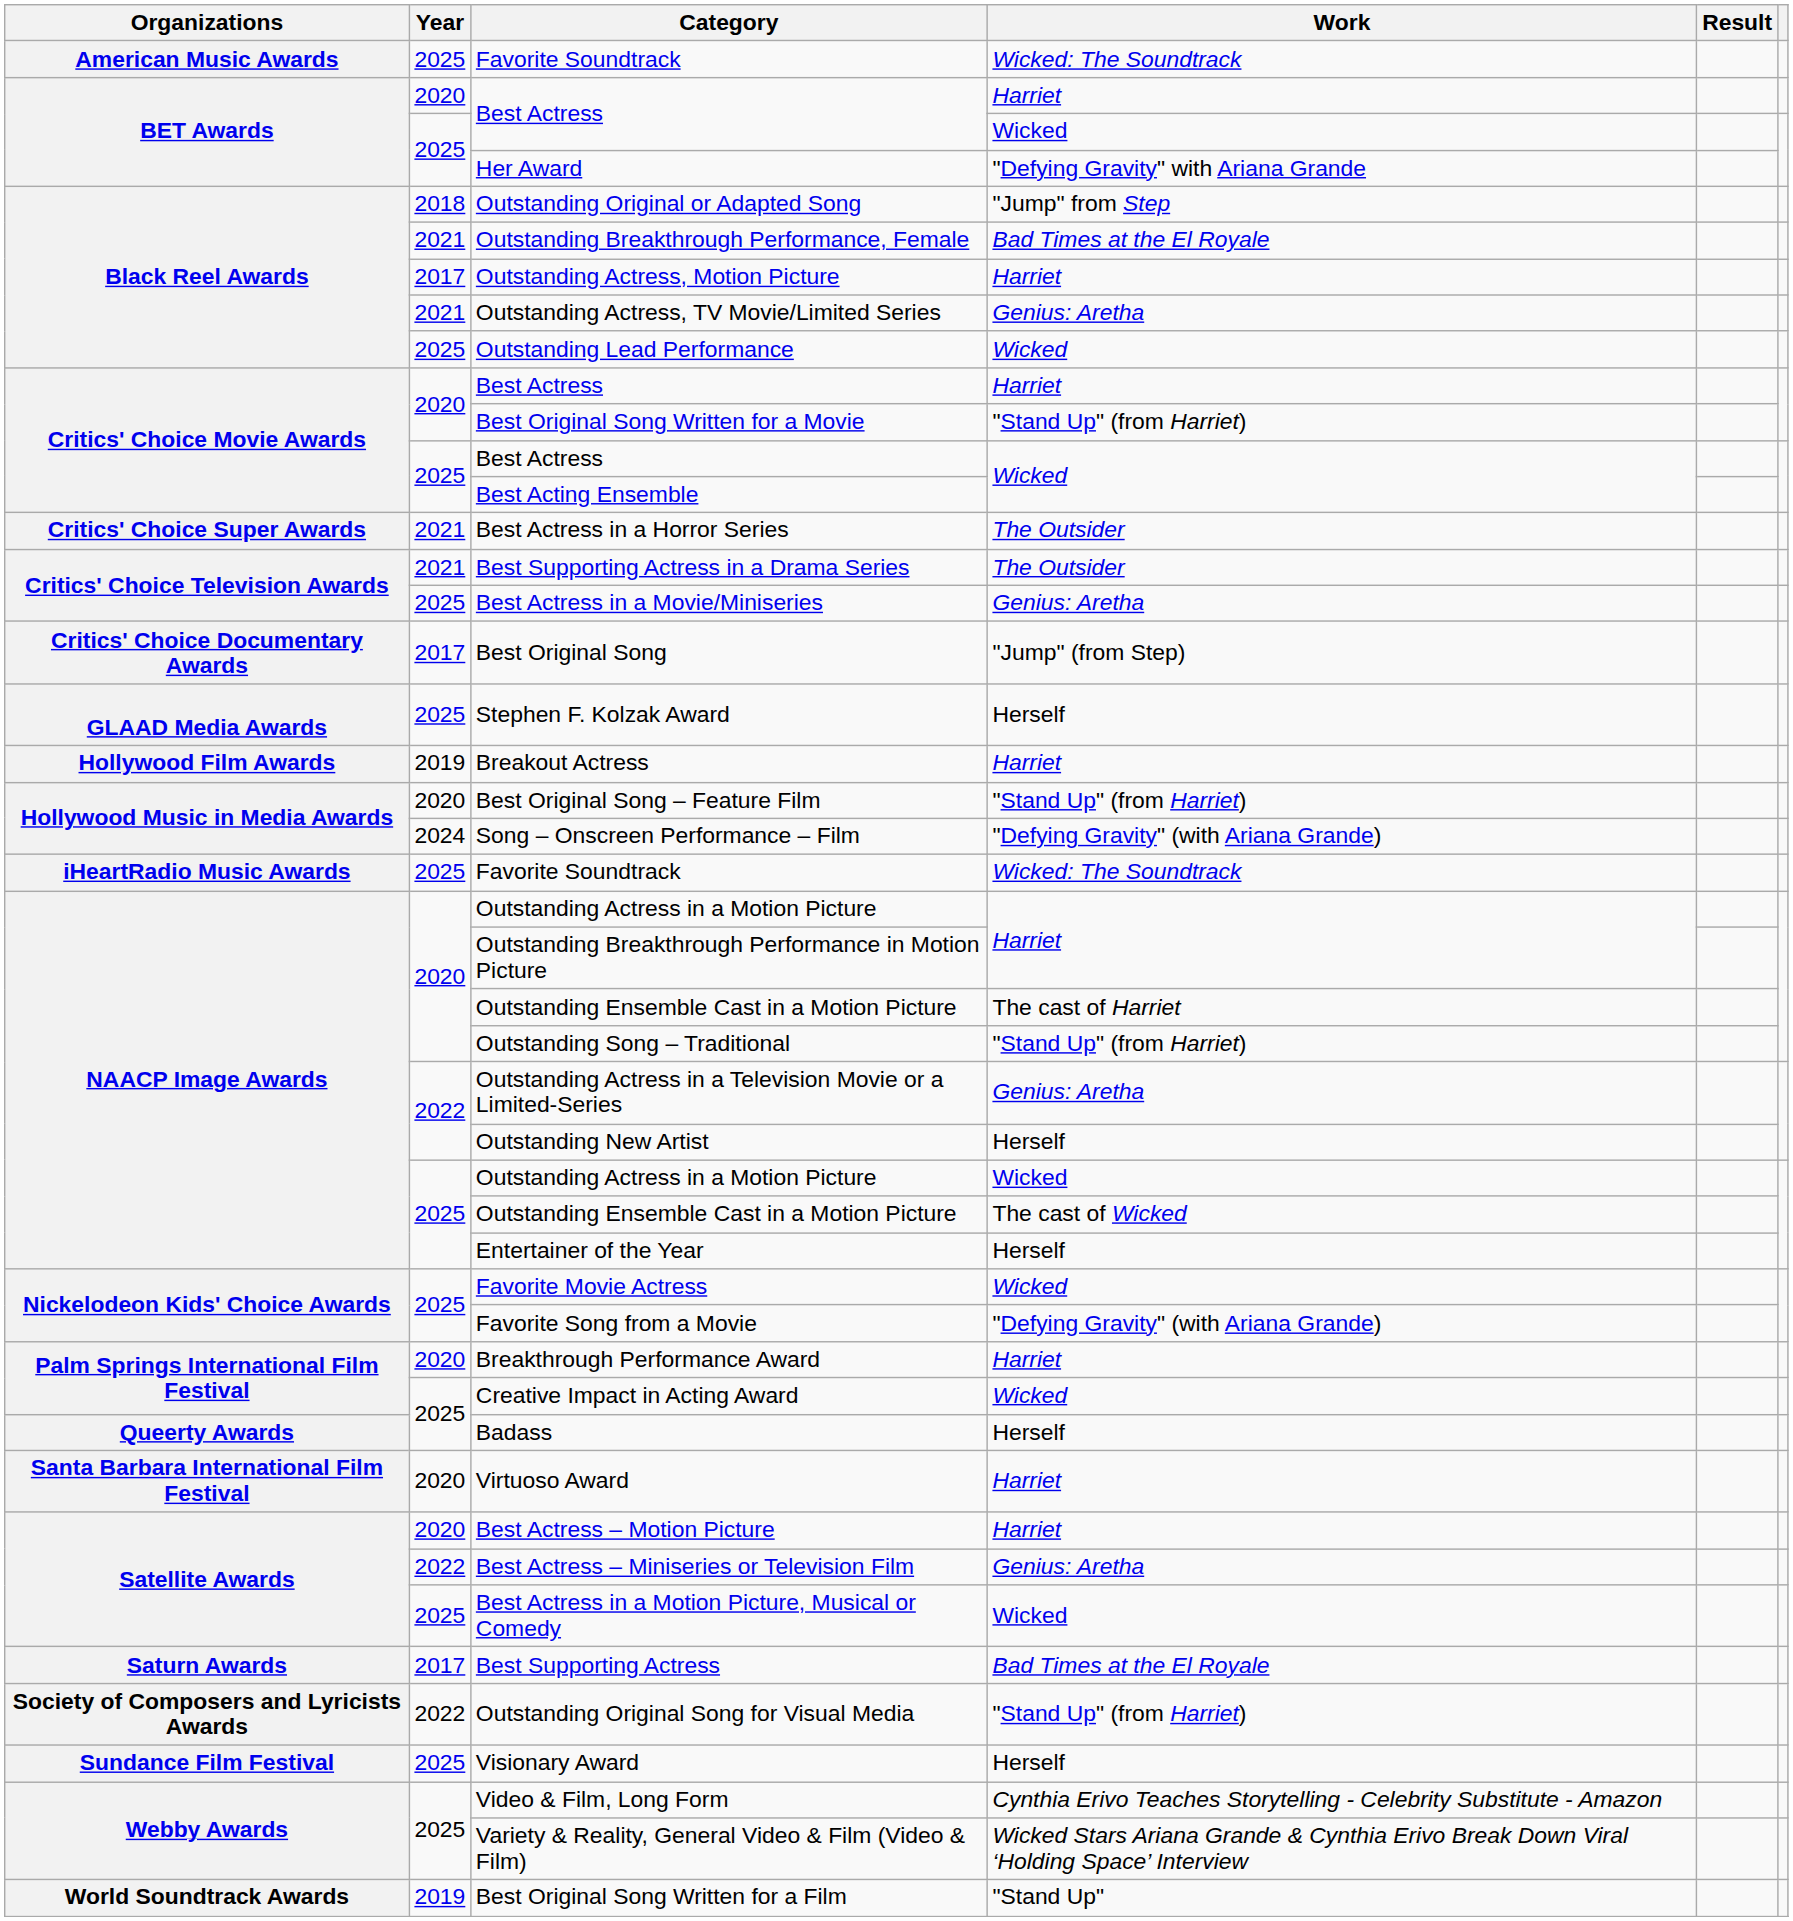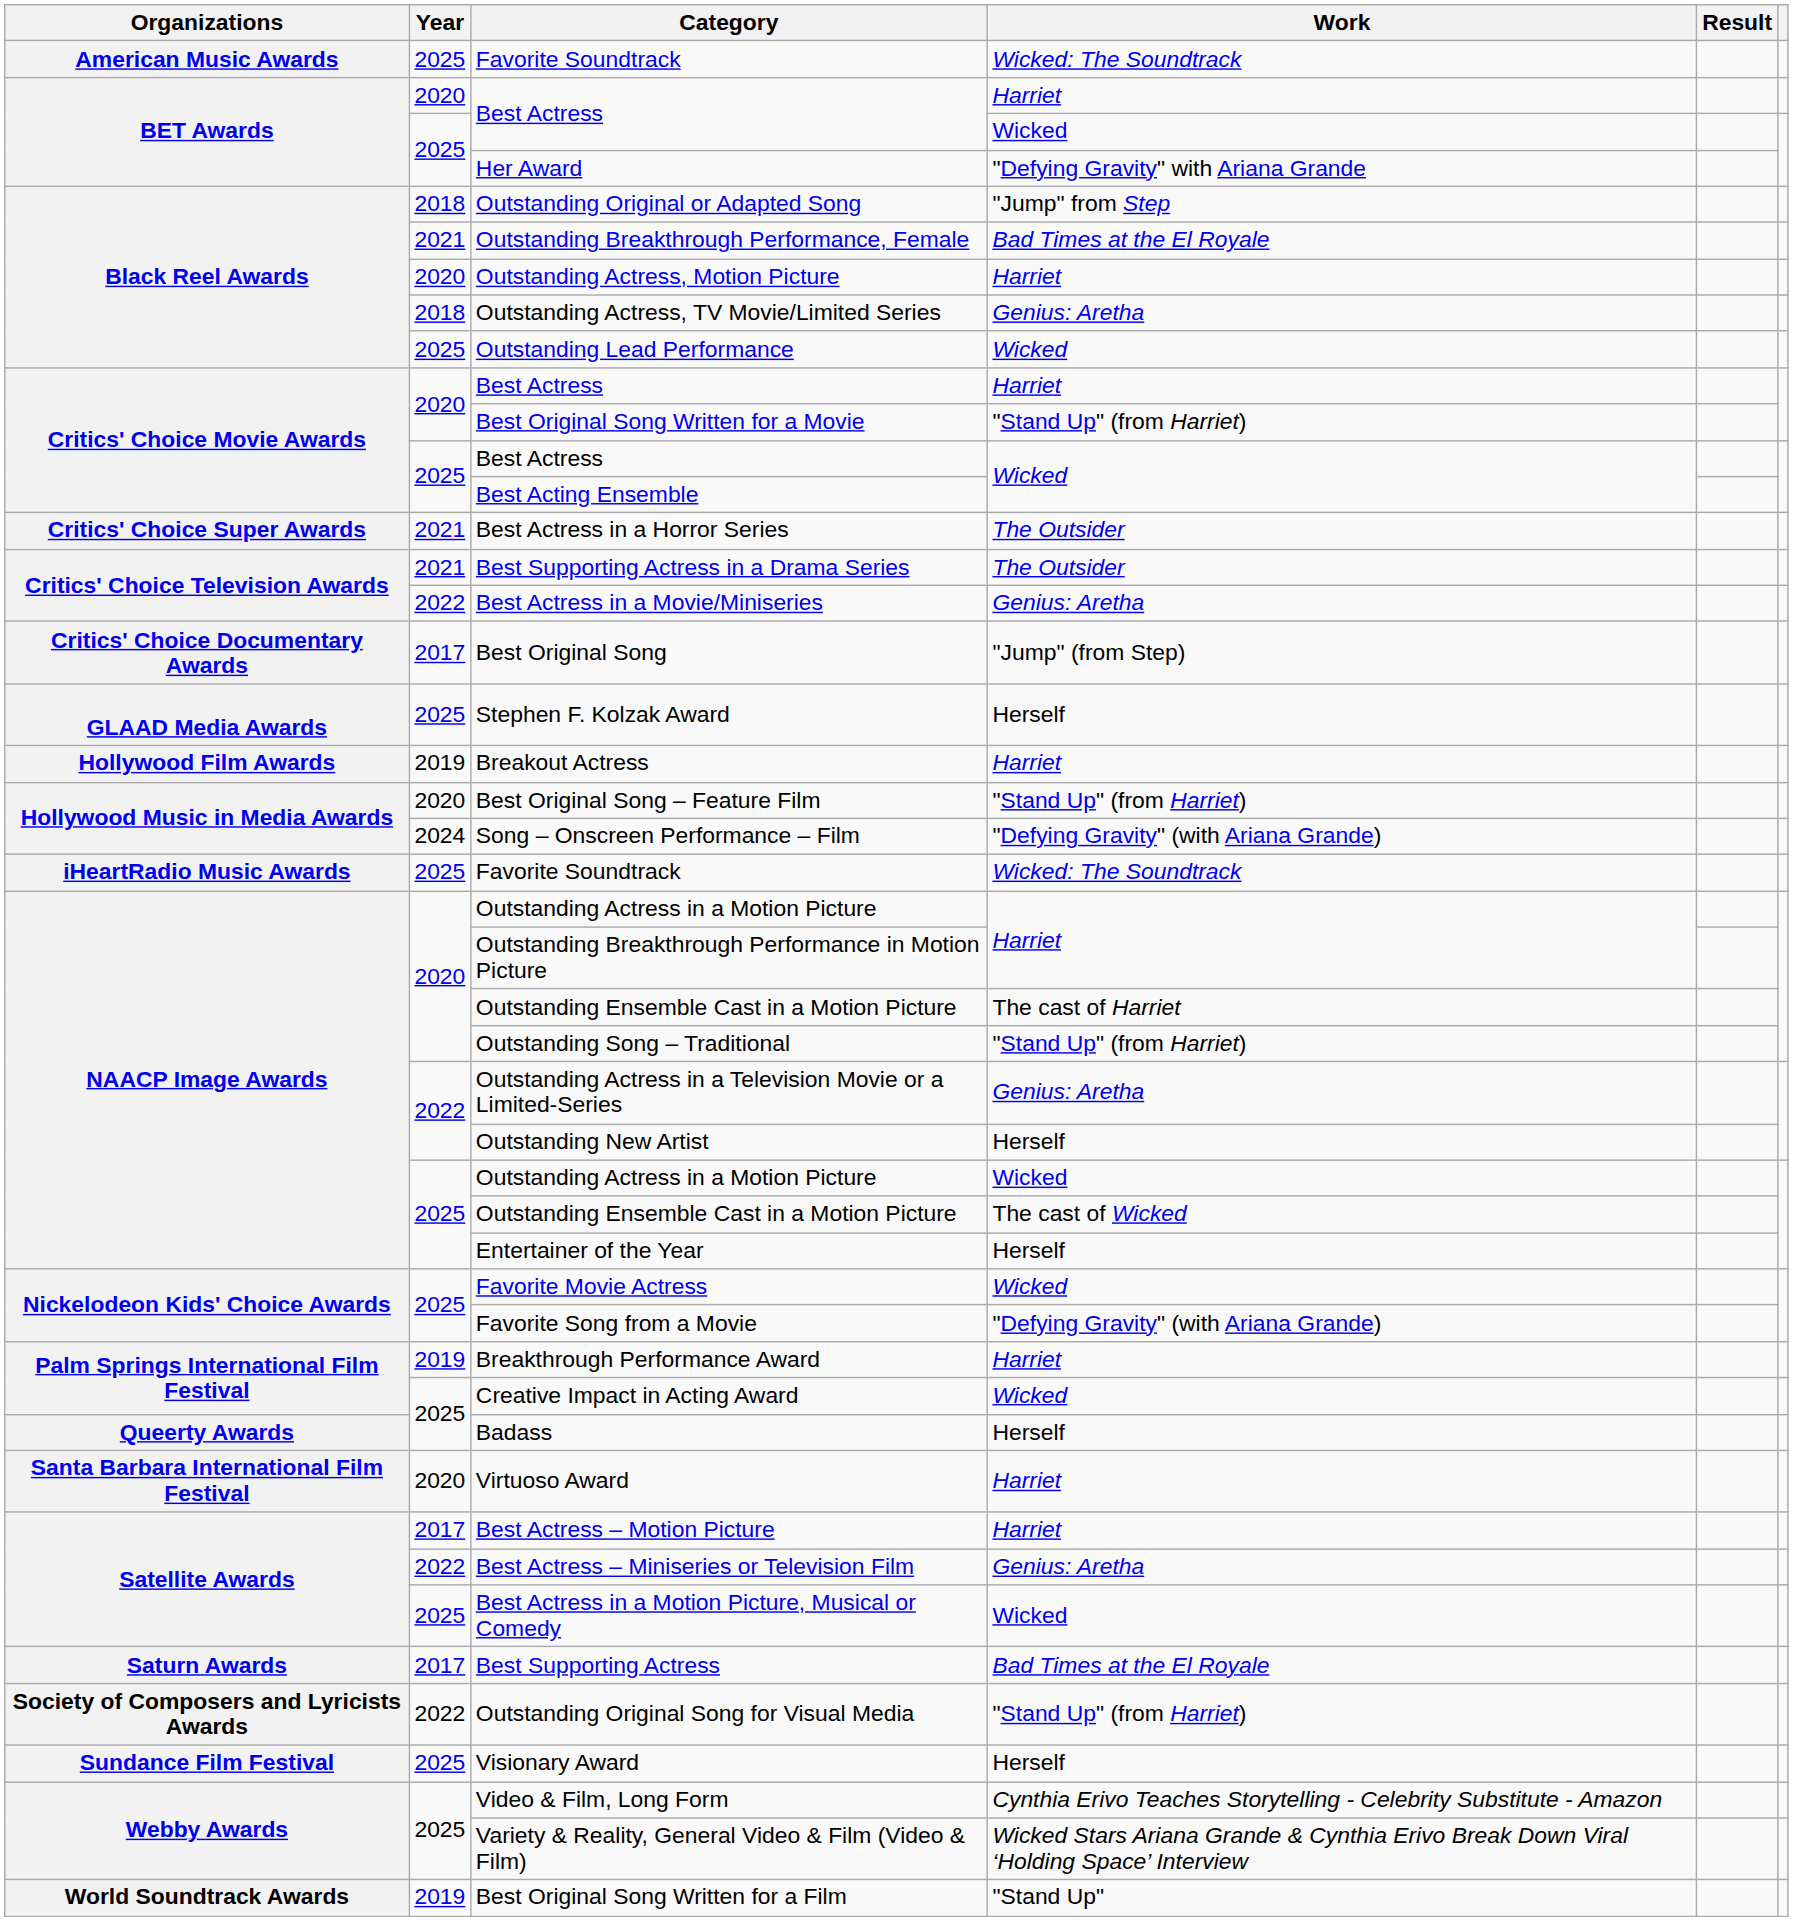(440, 276) 2017 -> (440, 276) 2020
(440, 312) 2021 -> (440, 312) 2018
(440, 603) 2025 -> (440, 603) 2022
(440, 1359) 2020 -> (440, 1359) 2019
(440, 1530) 2020 -> (440, 1530) 2017
